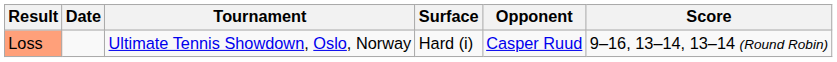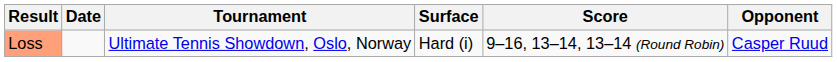columns swapped: (534, 17) <-> (709, 17)
